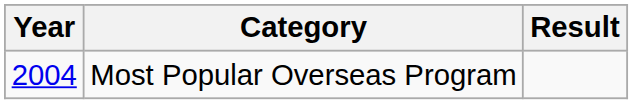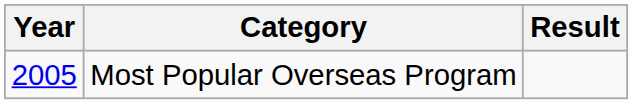(44, 74) 2004 -> (44, 74) 2005
